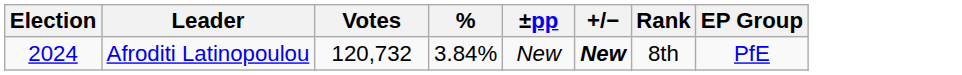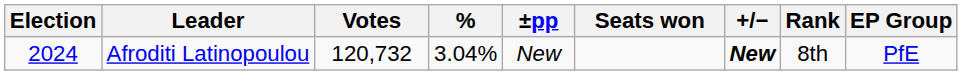+ column: (650, 20)
(466, 53) 3.84% -> (466, 53) 3.04%
